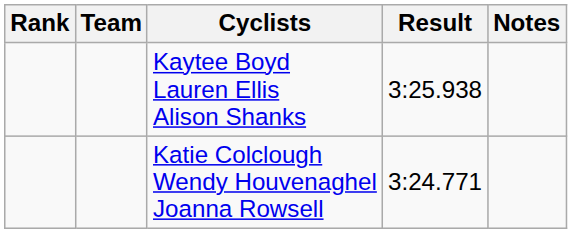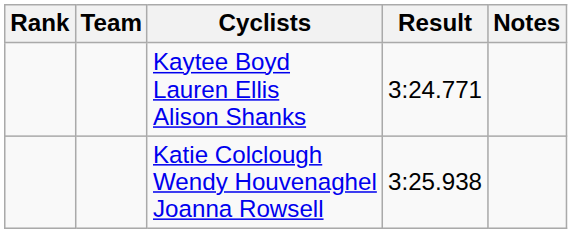(435, 89) 3:25.938 -> (435, 89) 3:24.771
(435, 181) 3:24.771 -> (435, 181) 3:25.938
